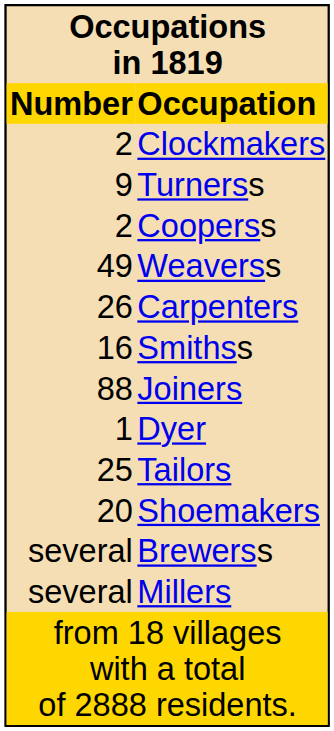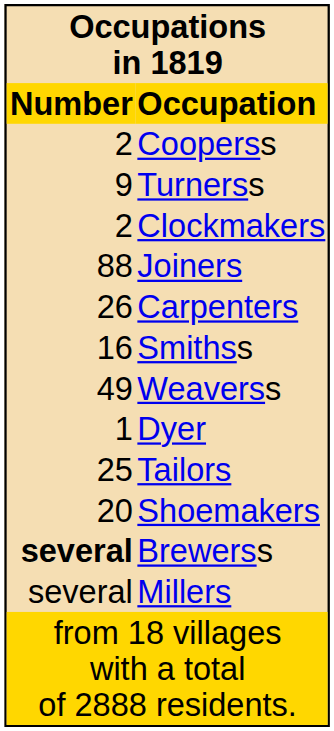rows swapped: (231, 144) <-> (207, 225)
rows swapped: (190, 388) <-> (209, 266)
(80, 551) normal -> (77, 551) bold
